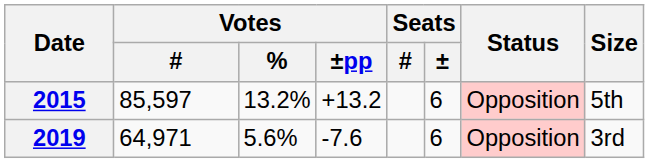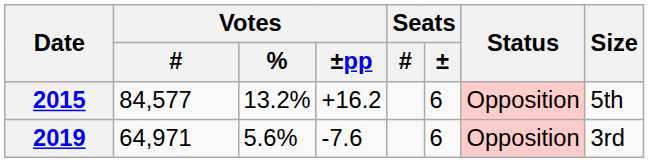(156, 99) 85,597 -> (156, 99) 84,577
(352, 99) +13.2 -> (352, 99) +16.2
